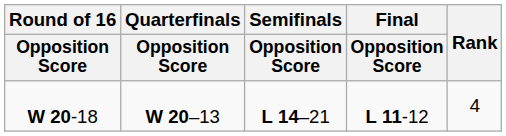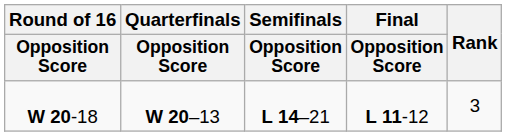(475, 106) 4 -> (475, 106) 3
